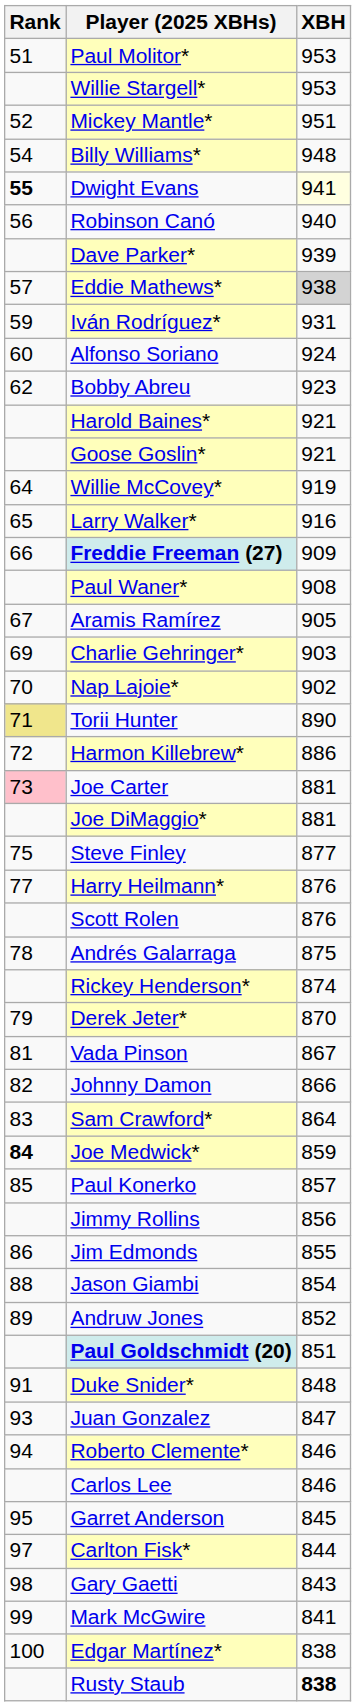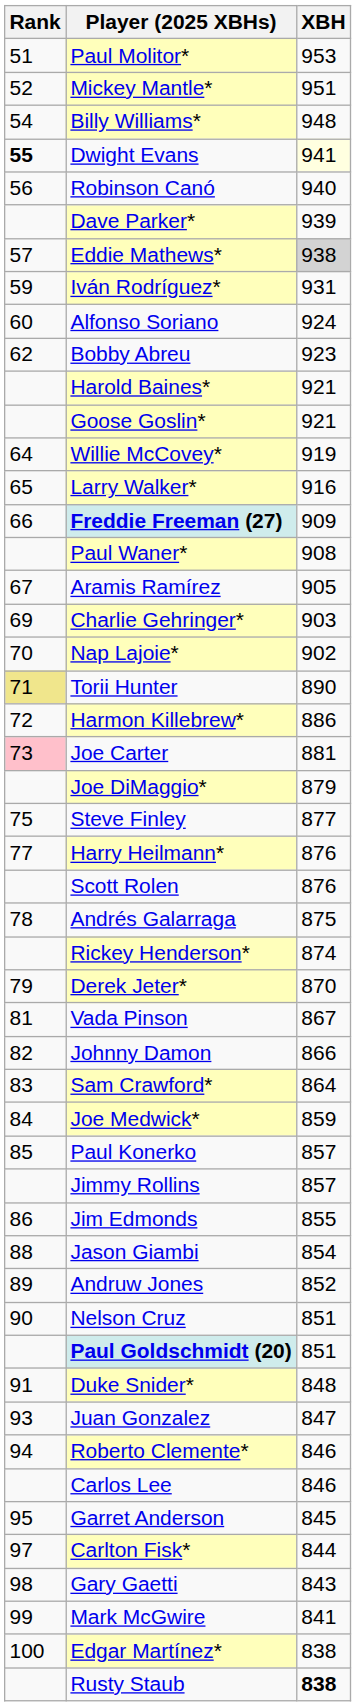- row: (138, 88)
(319, 819) 881 -> (319, 786) 879
(21, 1152) bold -> (21, 1119) normal
(319, 1218) 856 -> (319, 1185) 857
+ row: (128, 1318)
